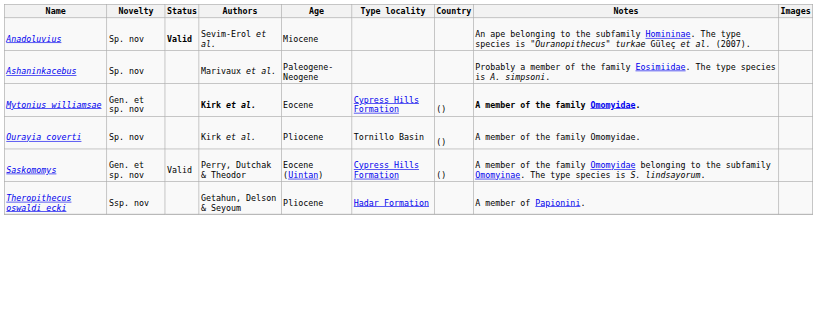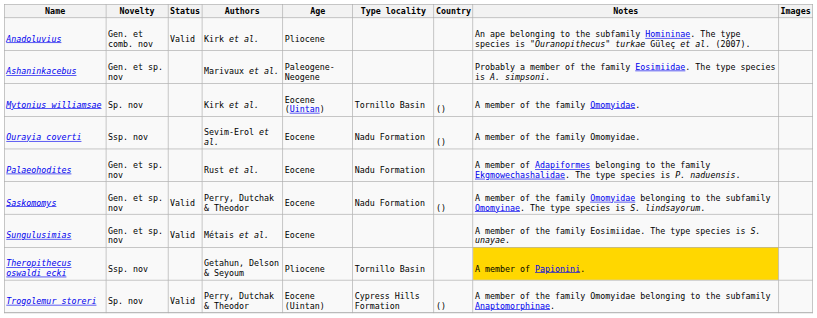(126, 39) Sp. nov -> (130, 39) Gen. et comb. nov
(180, 39) bold -> (182, 39) normal
(234, 39) Sevim-Erol et al. -> (231, 39) Kirk et al.
(301, 39) Miocene -> (305, 39) Pliocene
(126, 72) Sp. nov -> (135, 72) Gen. et sp. nov
(126, 105) Gen. et sp. nov -> (125, 105) Sp. nov
(229, 105) bold -> (231, 105) normal
(298, 105) Eocene -> (305, 105) Eocene (Uintan)
(386, 105) Cypress Hills Formation -> (390, 105) Tornillo Basin
(558, 105) bold -> (558, 105) normal
(126, 137) Sp. nov -> (128, 137) Ssp. nov
(229, 137) Kirk et al. -> (236, 137) Sevim-Erol et al.
(303, 137) Pliocene -> (300, 137) Eocene
(389, 137) Tornillo Basin -> (390, 137) Nadu Formation
+ row: (39, 170)
(303, 170) Eocene (Uintan) -> (300, 203) Eocene
(386, 170) Cypress Hills Formation -> (390, 203) Nadu Formation
+ row: (39, 236)
(391, 203) Hadar Formation -> (390, 268) Tornillo Basin
(530, 203) no background -> (530, 268) gold background
+ row: (51, 301)
